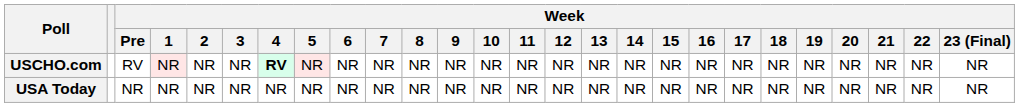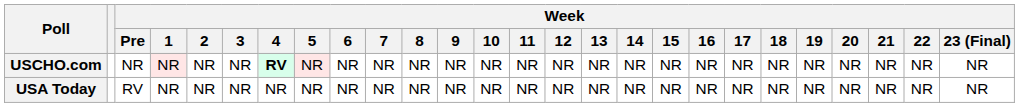(133, 65) RV -> (133, 65) NR
(133, 89) NR -> (133, 89) RV
